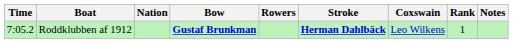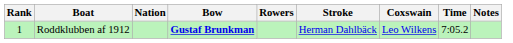columns swapped: (462, 13) <-> (20, 13)
(343, 30) bold -> (338, 30) normal
